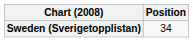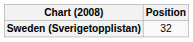(166, 28) 34 -> (166, 28) 32
